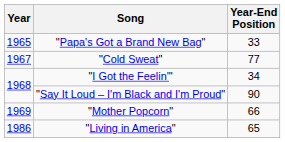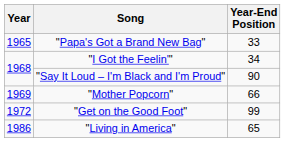- row: (131, 59)
+ row: (131, 111)
